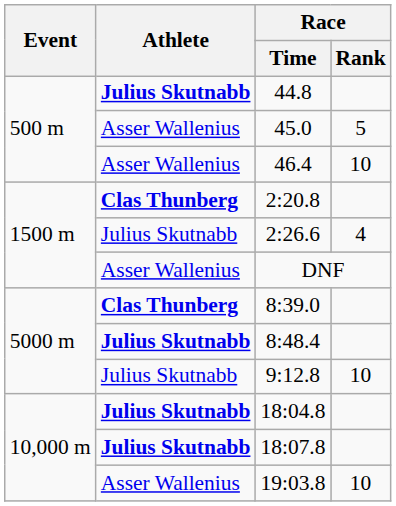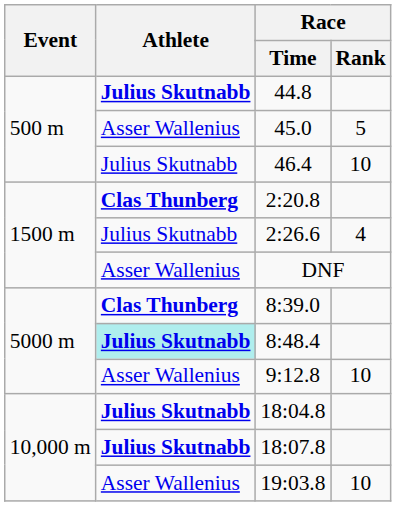(170, 164) Asser Wallenius -> (169, 164) Julius Skutnabb
(176, 341) no background -> (176, 341) paleturquoise background
(169, 376) Julius Skutnabb -> (170, 376) Asser Wallenius
